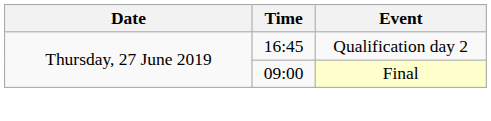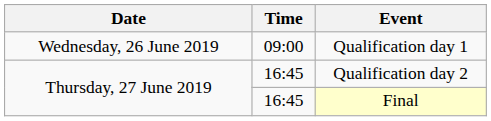+ row: (401, 45)
(284, 73) 09:00 -> (284, 101) 16:45
